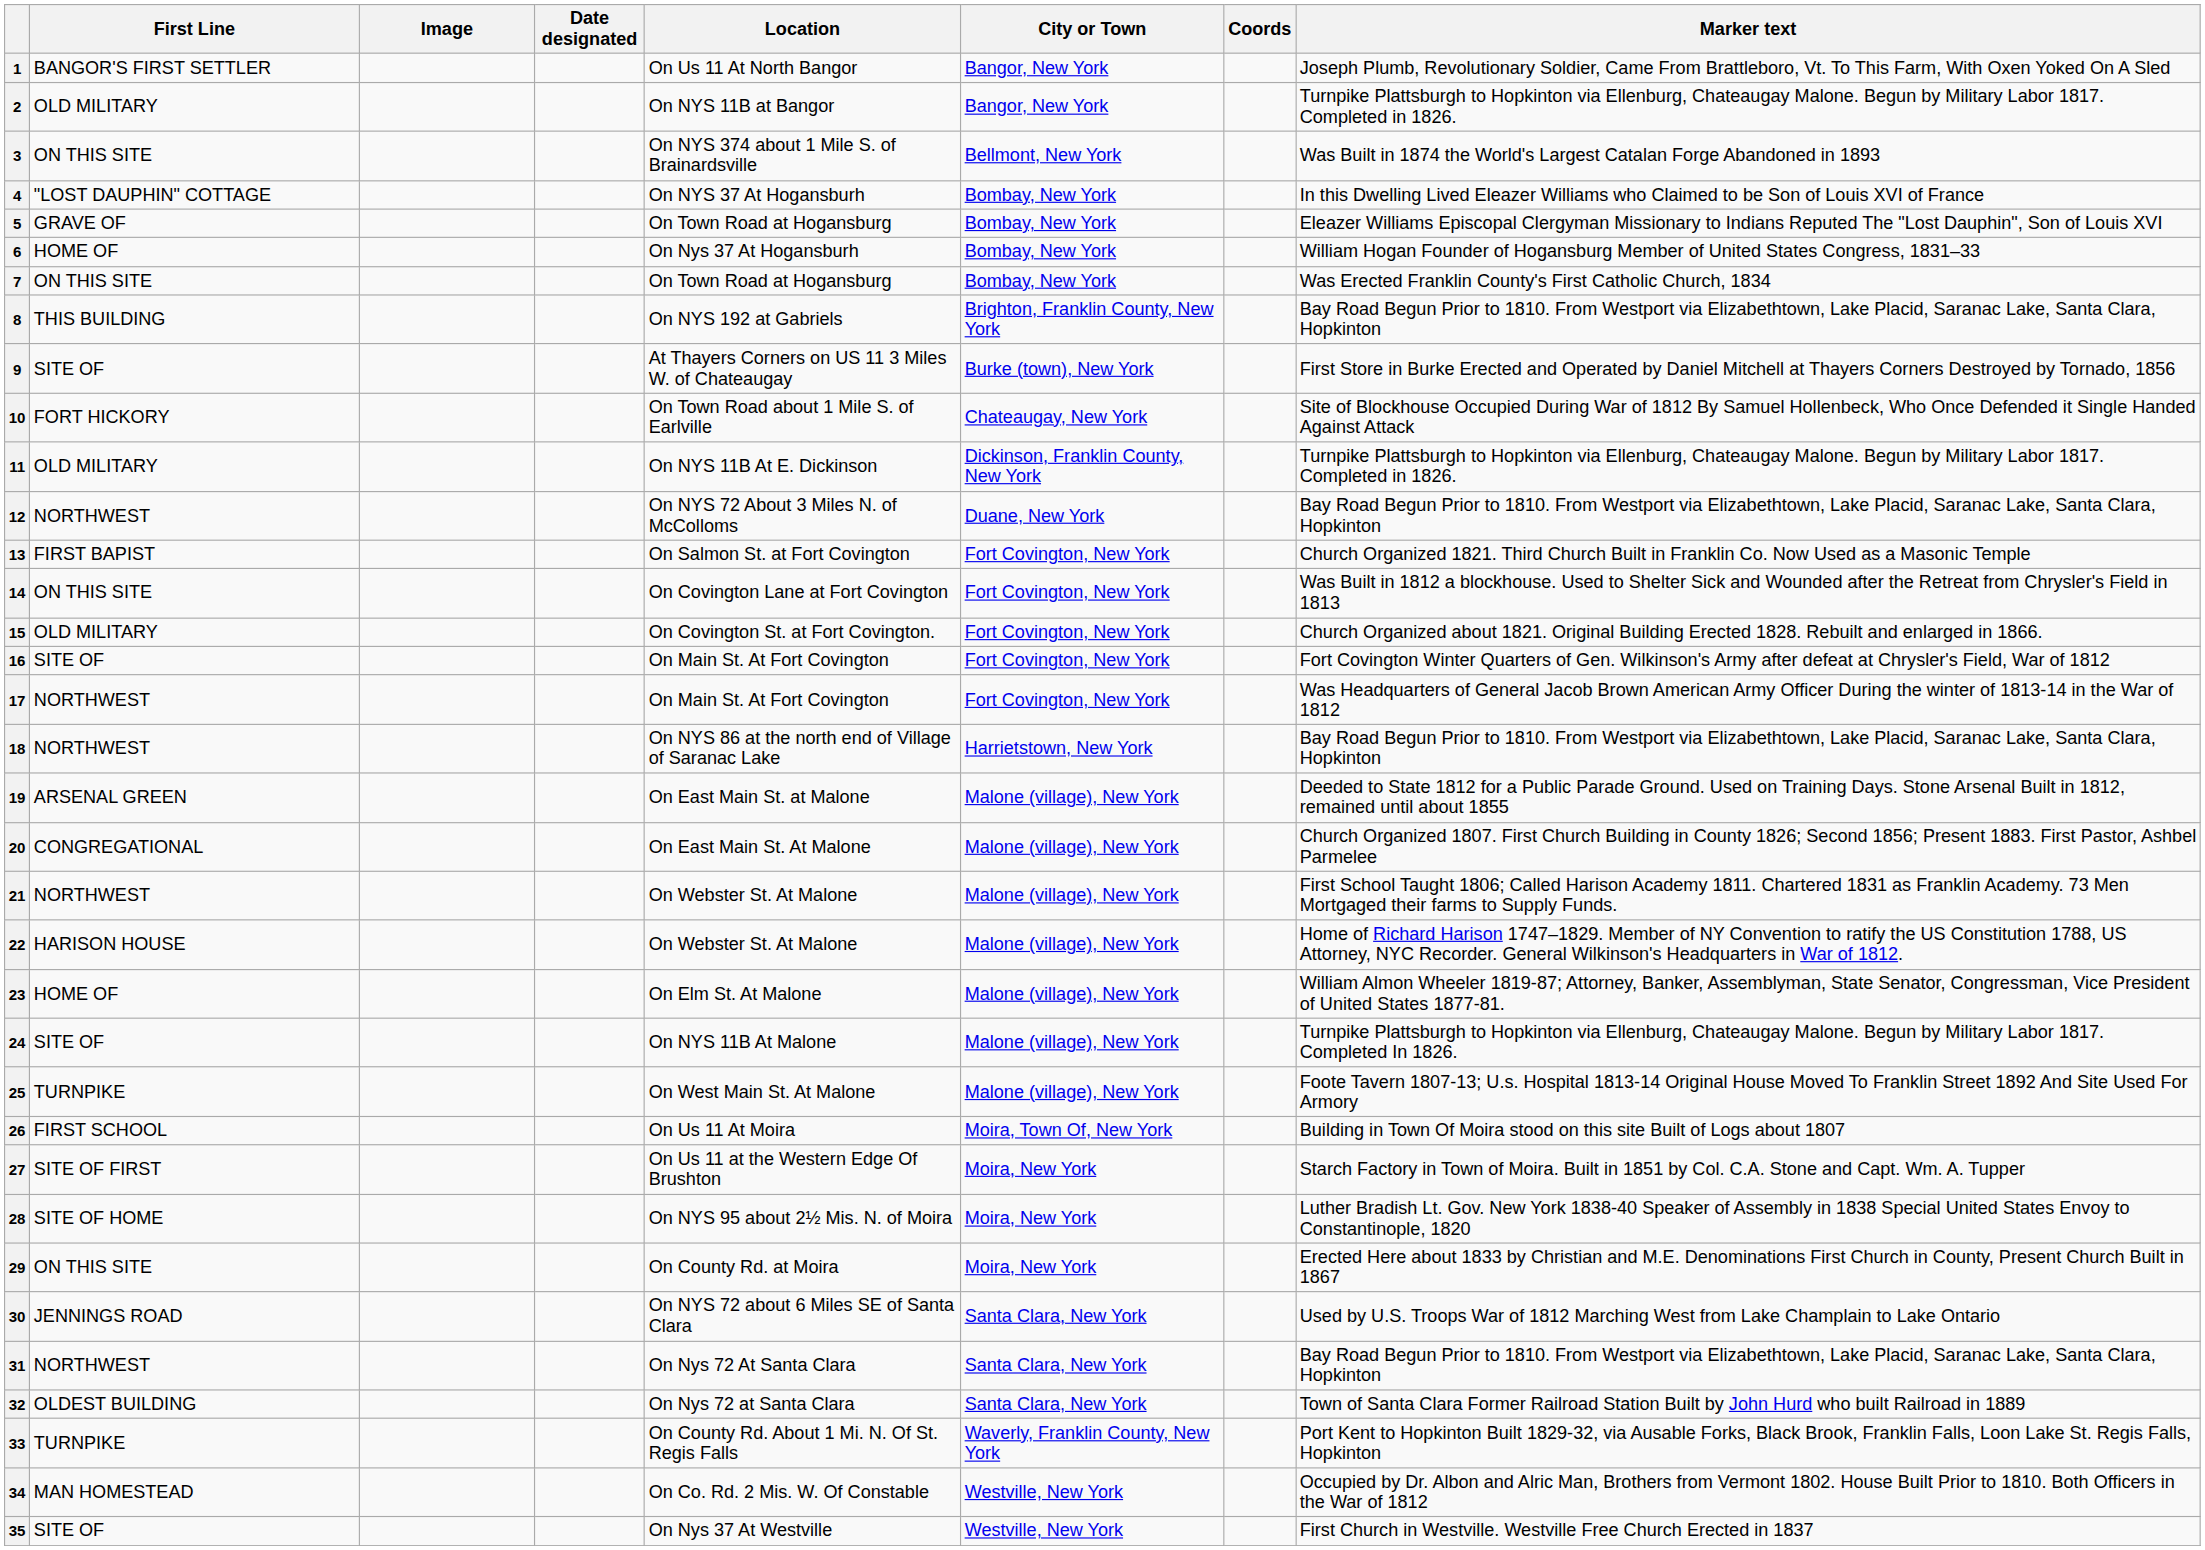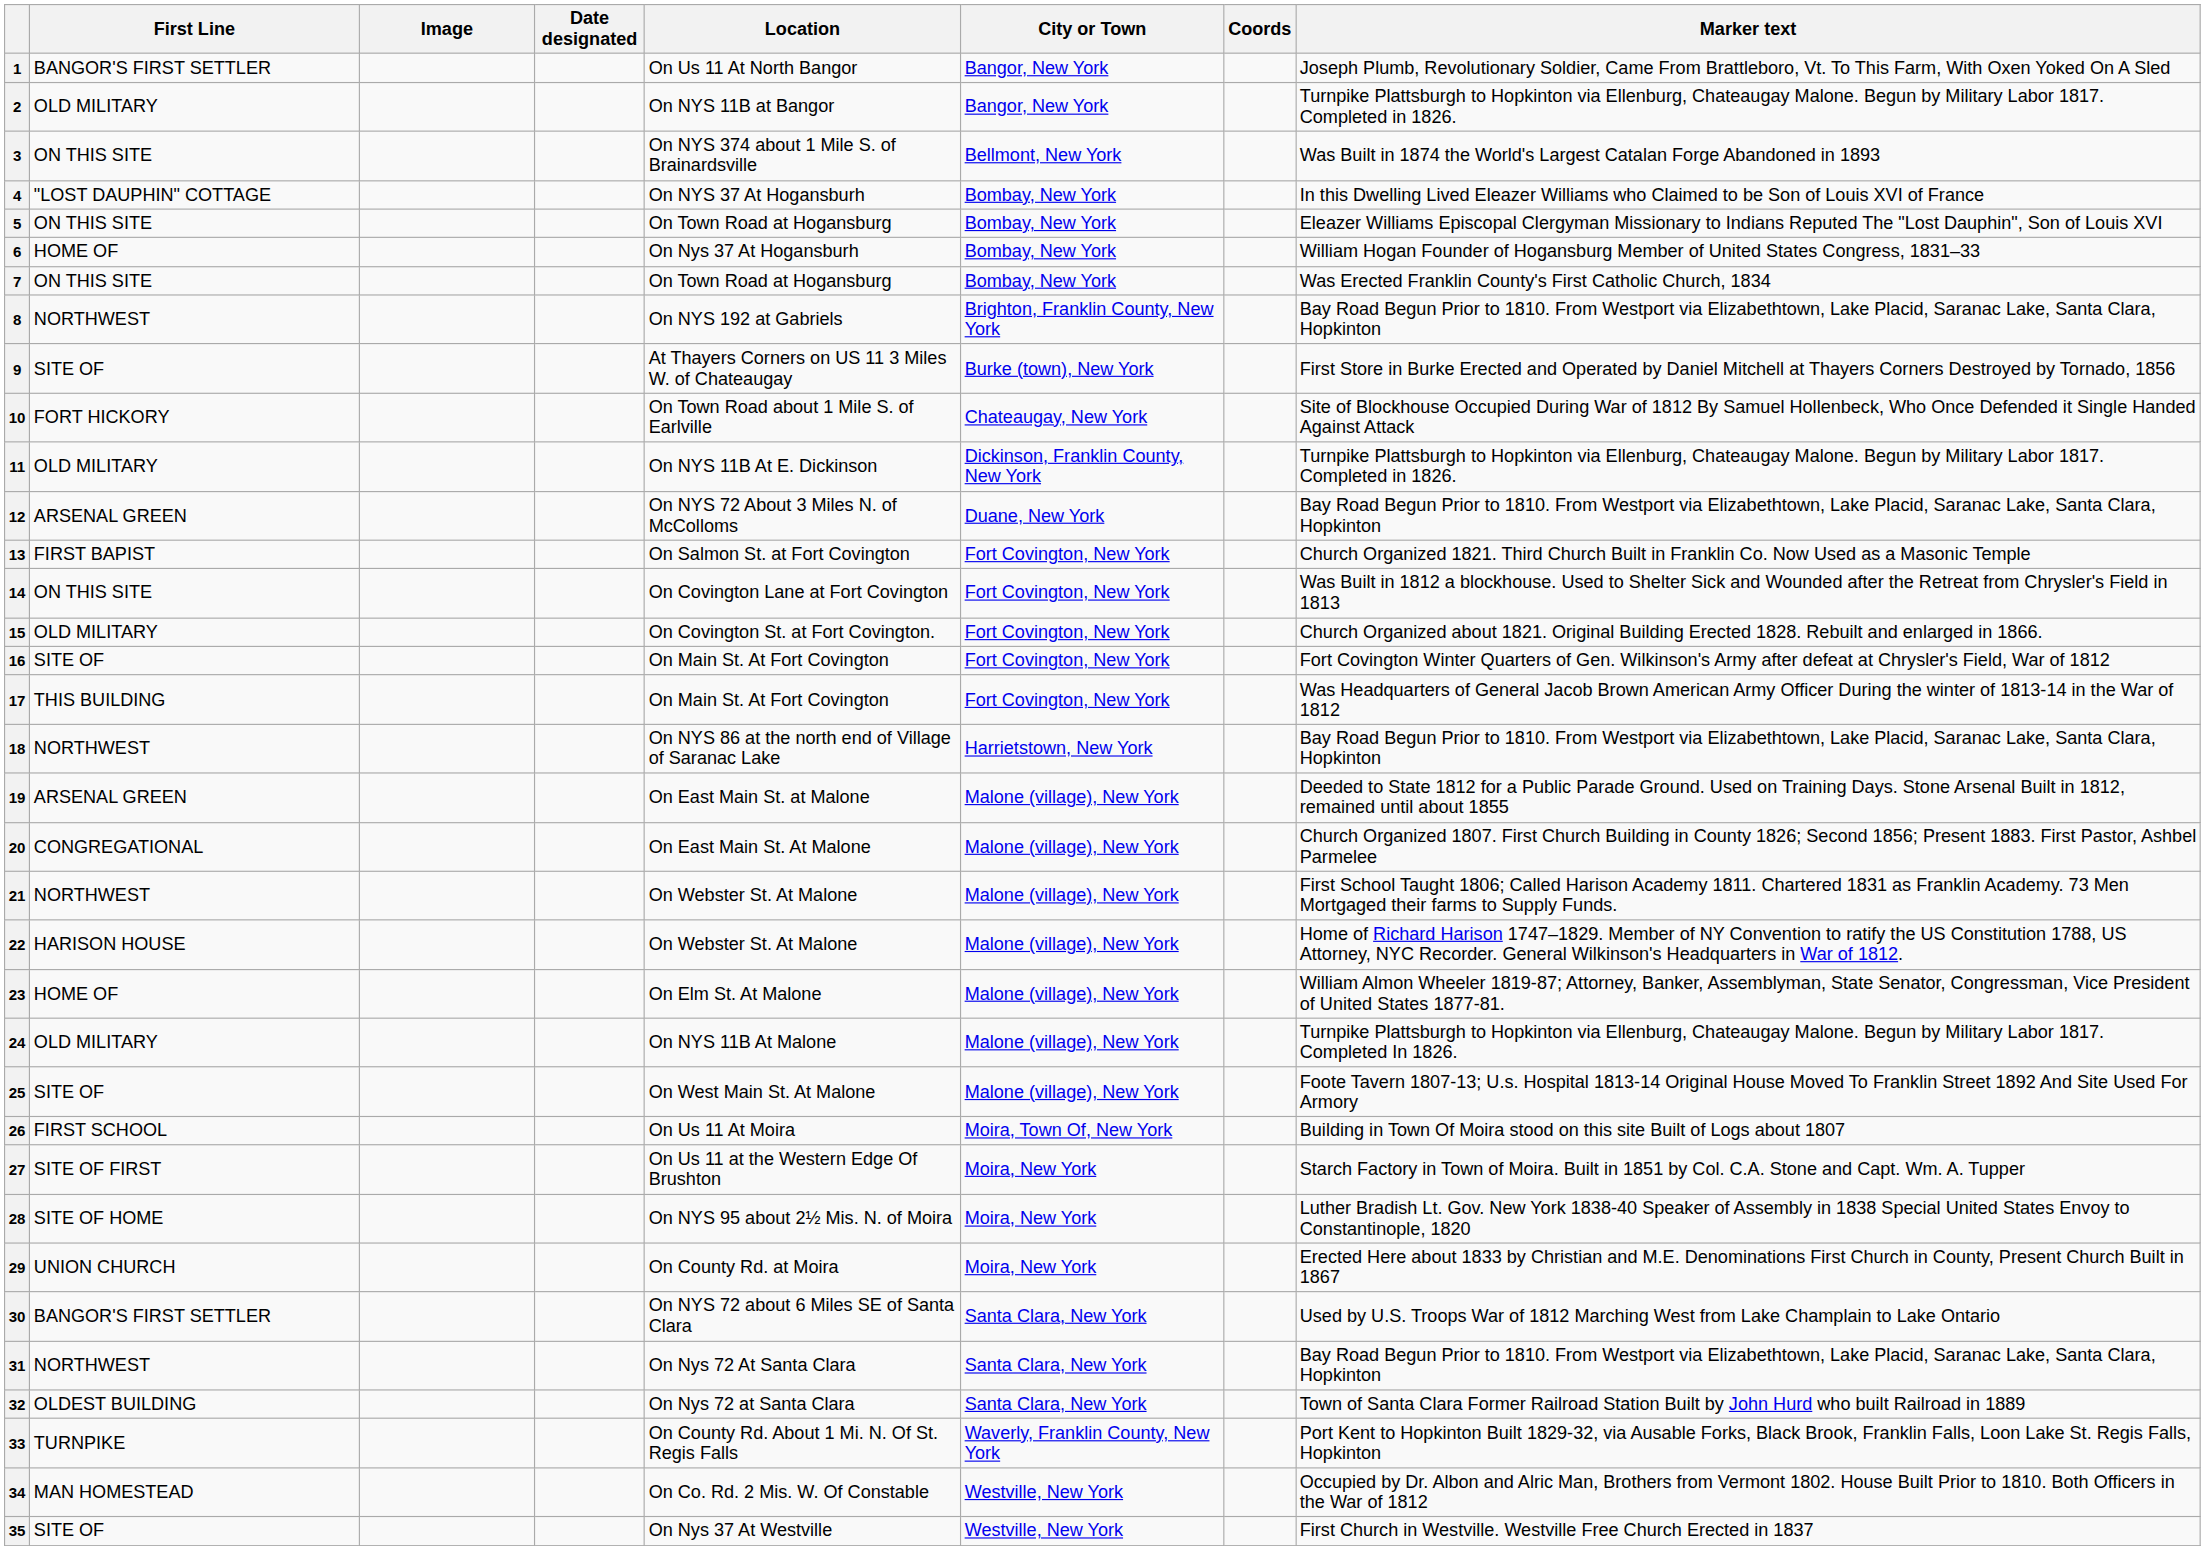(80, 223) GRAVE OF -> (93, 223) ON THIS SITE
(100, 319) THIS BUILDING -> (92, 319) NORTHWEST
(92, 515) NORTHWEST -> (110, 515) ARSENAL GREEN
(92, 699) NORTHWEST -> (100, 699) THIS BUILDING
(69, 1042) SITE OF -> (96, 1042) OLD MILITARY
(80, 1091) TURNPIKE -> (69, 1091) SITE OF
(93, 1267) ON THIS SITE -> (105, 1267) UNION CHURCH
(108, 1316) JENNINGS ROAD -> (152, 1316) BANGOR'S FIRST SETTLER
